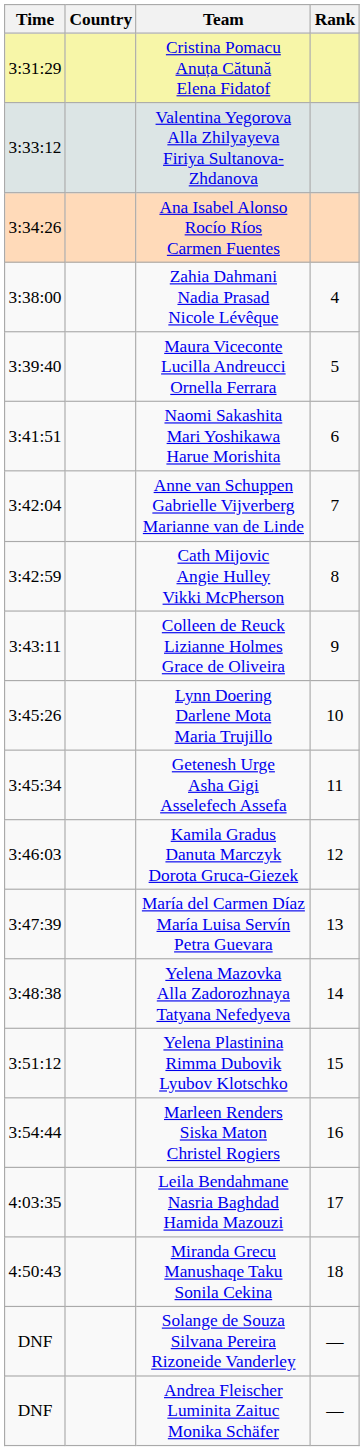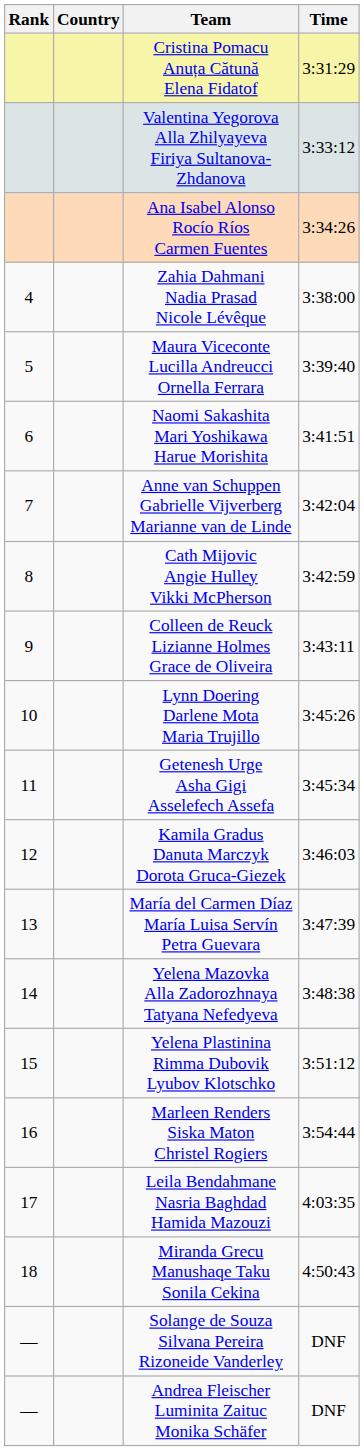columns swapped: (335, 18) <-> (35, 18)
